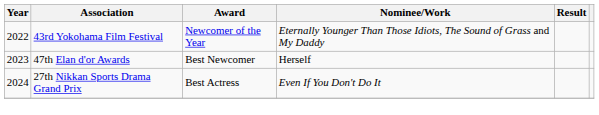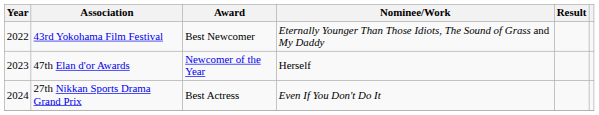(223, 36) Newcomer of the Year -> (220, 36) Best Newcomer
(220, 59) Best Newcomer -> (223, 65) Newcomer of the Year
